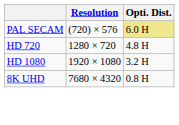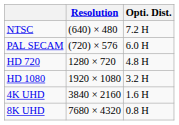+ row: (20, 29)
(137, 29) khaki background -> (137, 45) no background
+ row: (26, 95)
